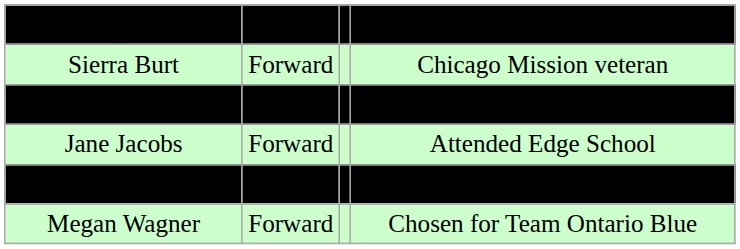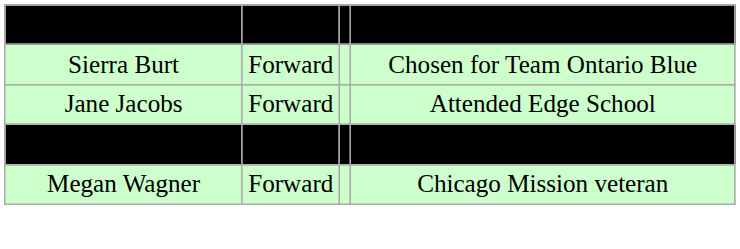(543, 64) Chicago Mission veteran -> (543, 64) Chosen for Team Ontario Blue
- row: (124, 104)
(291, 183) bold -> (291, 143) normal
(543, 223) Chosen for Team Ontario Blue -> (543, 183) Chicago Mission veteran
